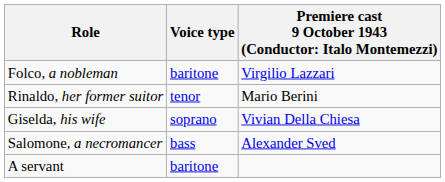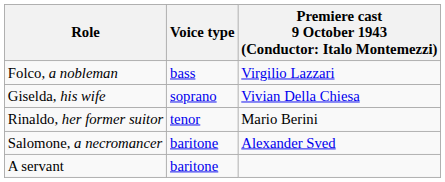(194, 72) baritone -> (183, 72) bass
rows swapped: (57, 119) <-> (86, 95)
(183, 142) bass -> (194, 142) baritone
